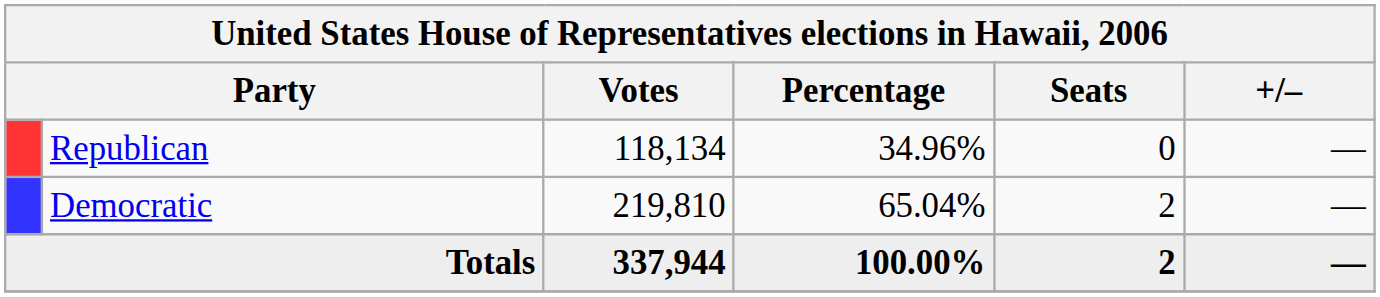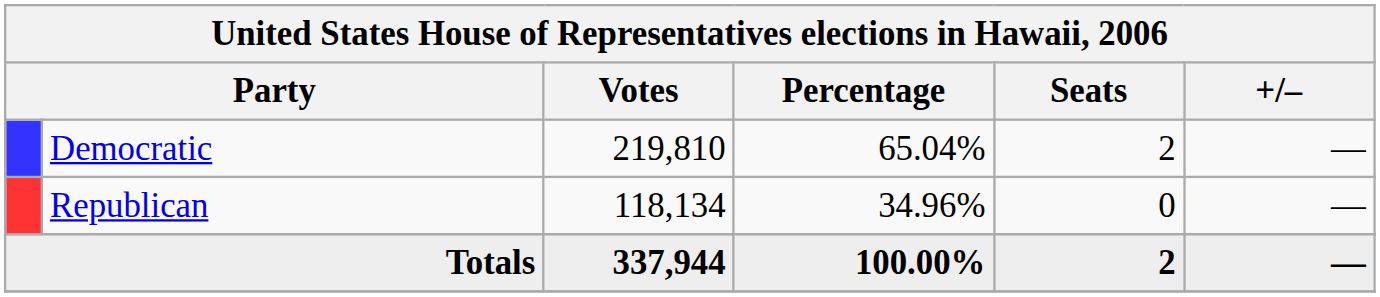rows swapped: (131, 205) <-> (129, 148)
